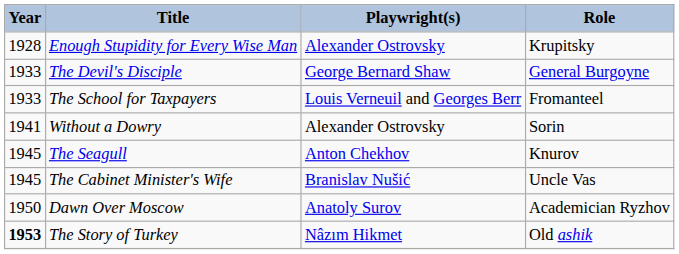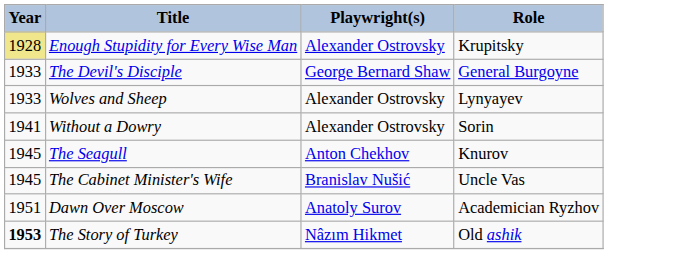(25, 45) no background -> (25, 45) khaki background
+ row: (108, 99)
- row: (133, 99)
(25, 207) 1950 -> (25, 207) 1951
